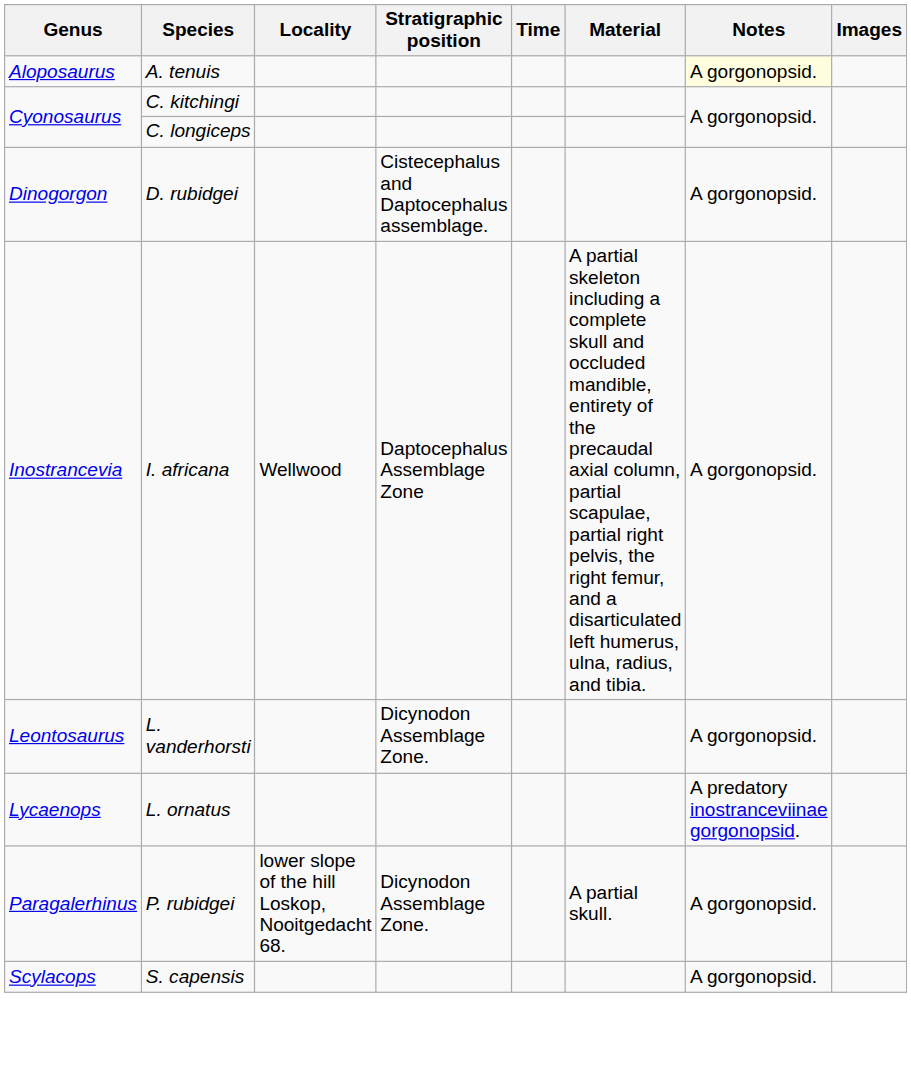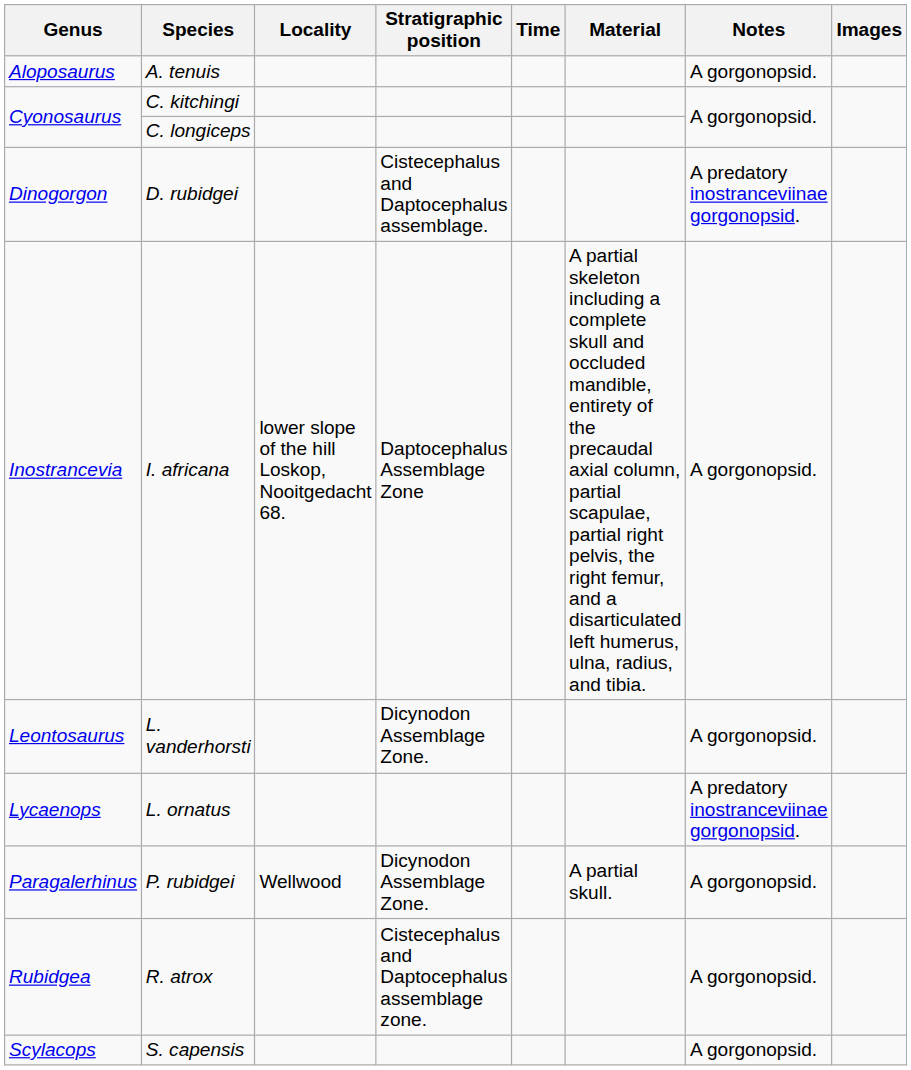(754, 71) lightyellow background -> (754, 71) no background
(754, 193) A gorgonopsid. -> (759, 193) A predatory inostranceviinae gorgonopsid.
(300, 470) Wellwood -> (315, 470) lower slope of the hill Loskop, Nooitgedacht 68.
(315, 903) lower slope of the hill Loskop, Nooitgedacht 68. -> (300, 882) Wellwood
+ row: (179, 976)
